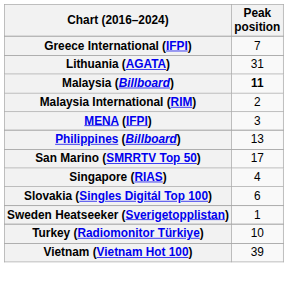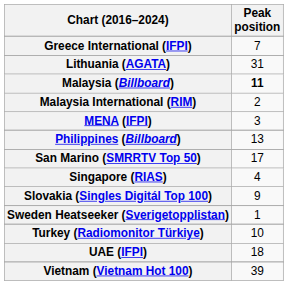(257, 196) 6 -> (257, 196) 9
+ row: (118, 252)
